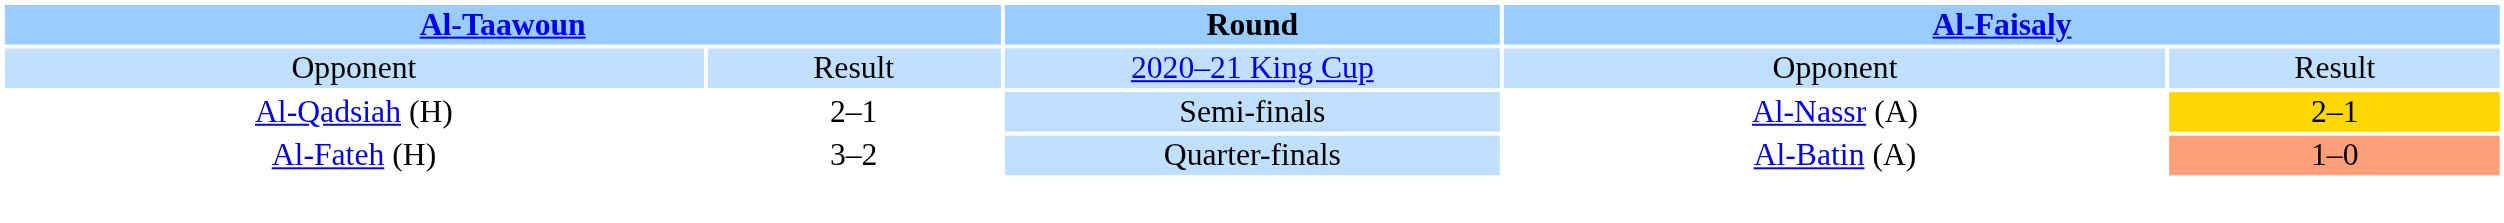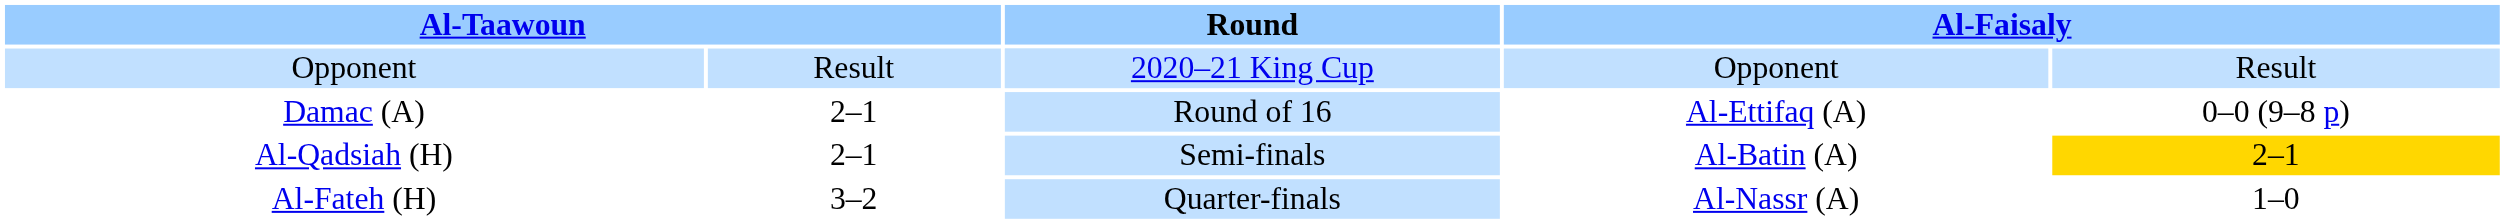+ row: (354, 111)
(1835, 111) Al-Nassr (A) -> (1776, 154) Al-Batin (A)
(1835, 154) Al-Batin (A) -> (1776, 198) Al-Nassr (A)
(2335, 154) lightsalmon background -> (2276, 198) no background
